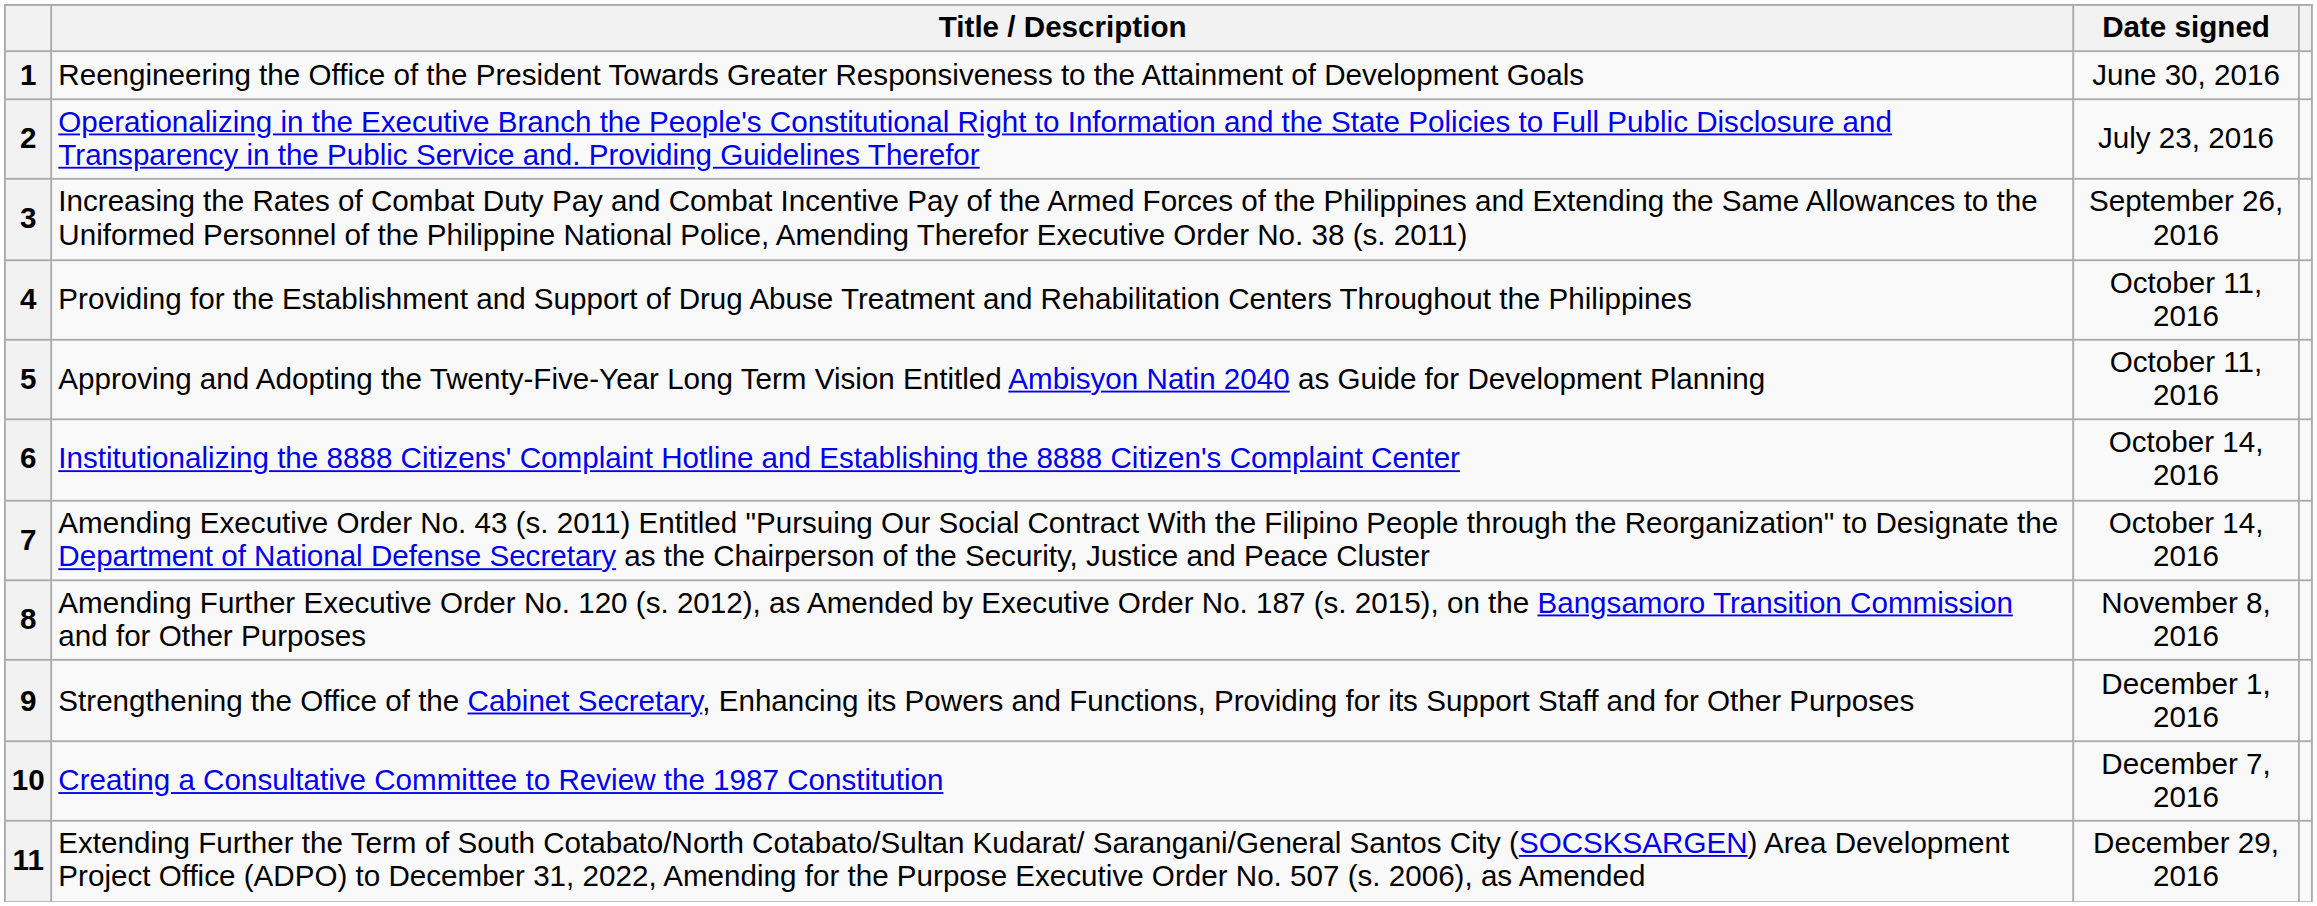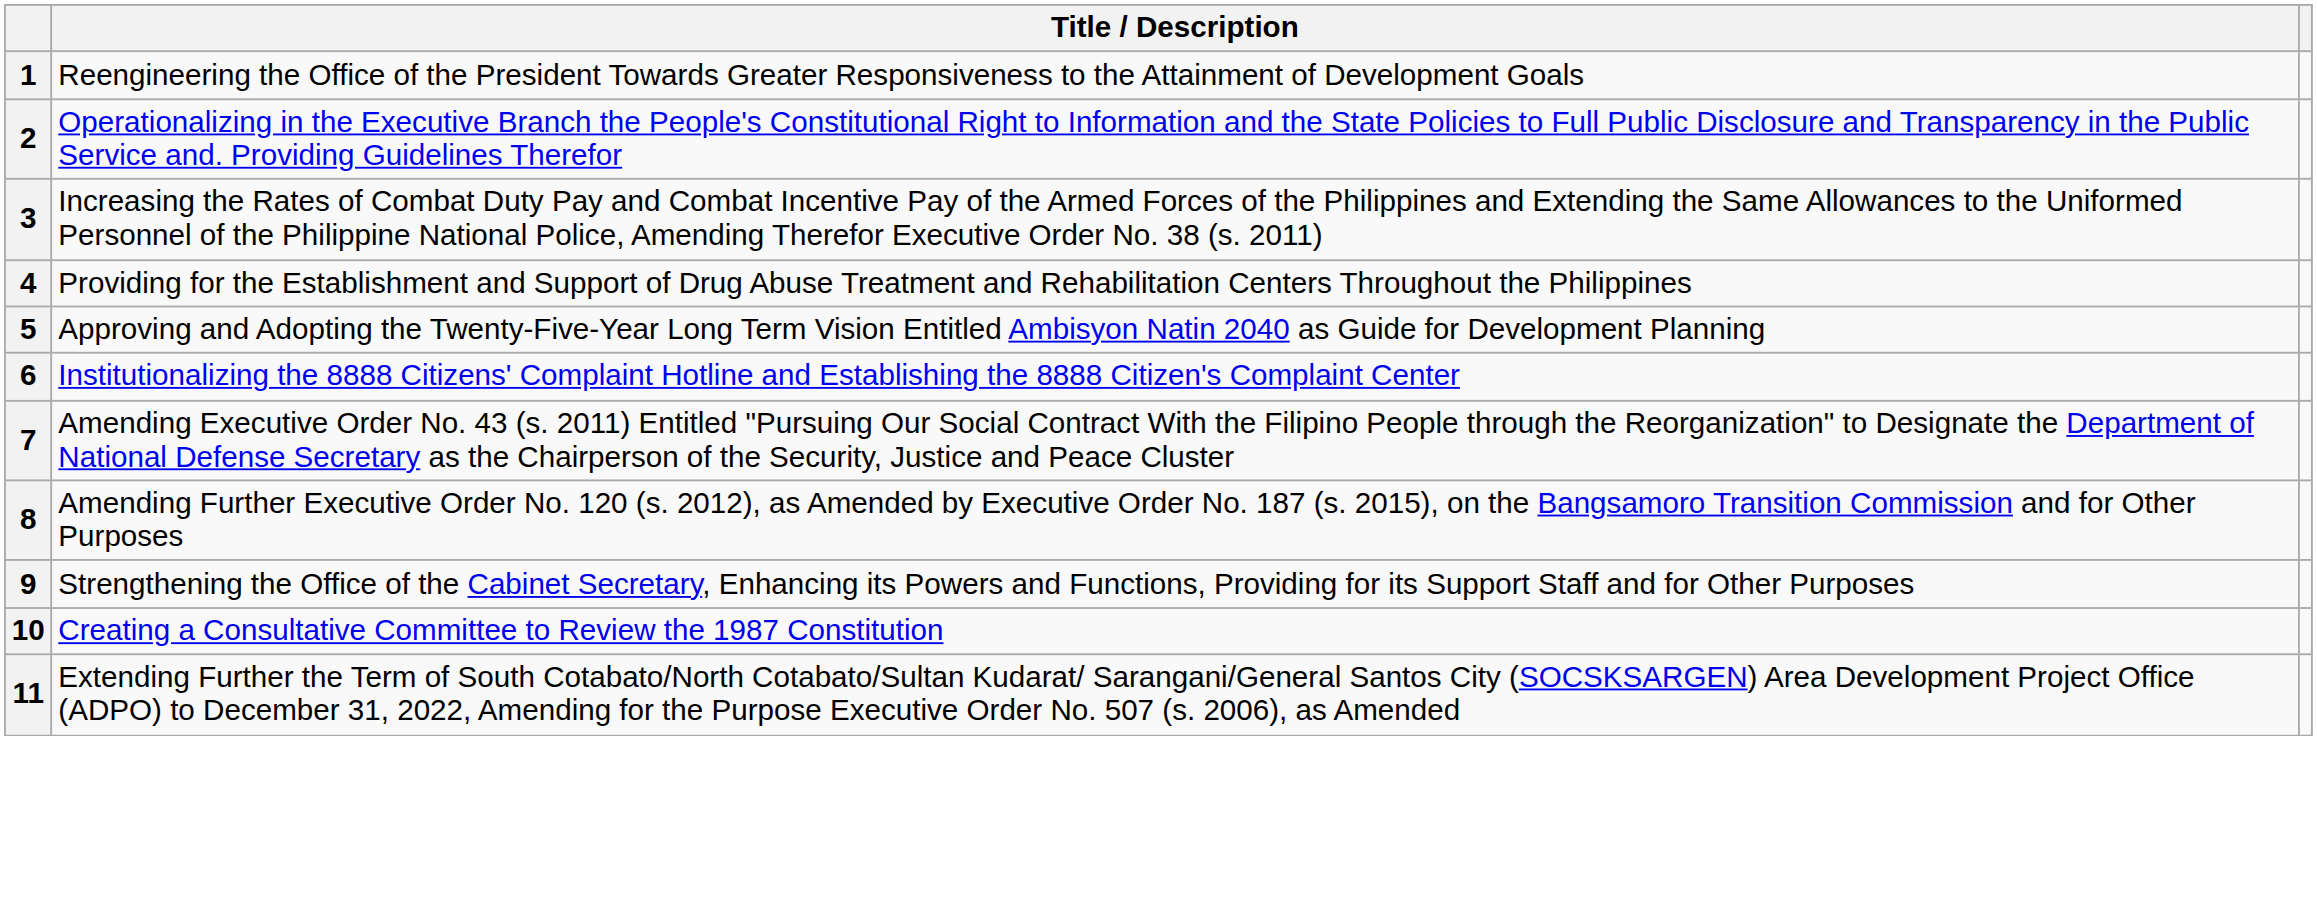- column: (2186, 27)
